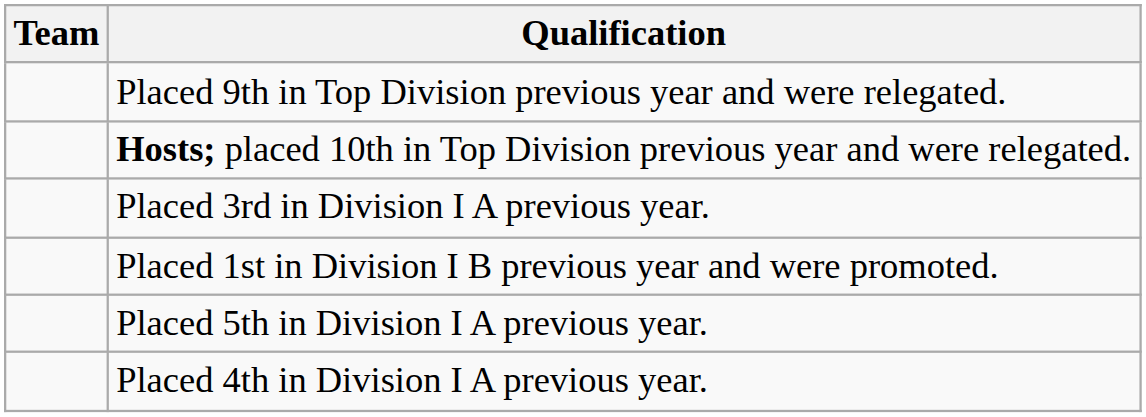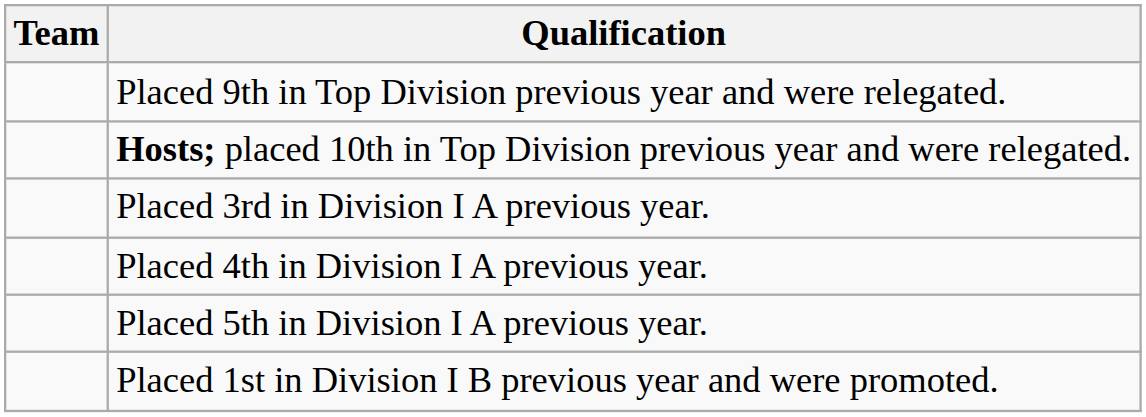rows swapped: (412, 380) <-> (557, 264)
